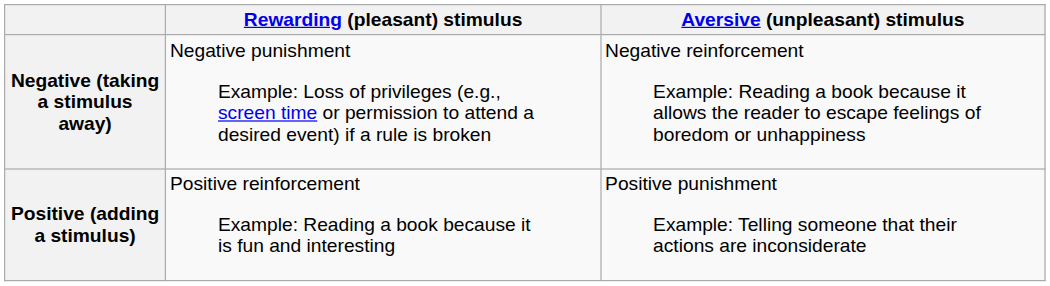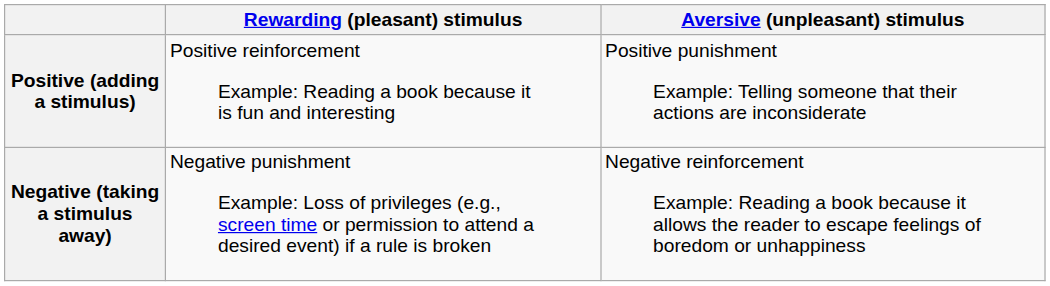rows swapped: (85, 224) <-> (85, 101)
